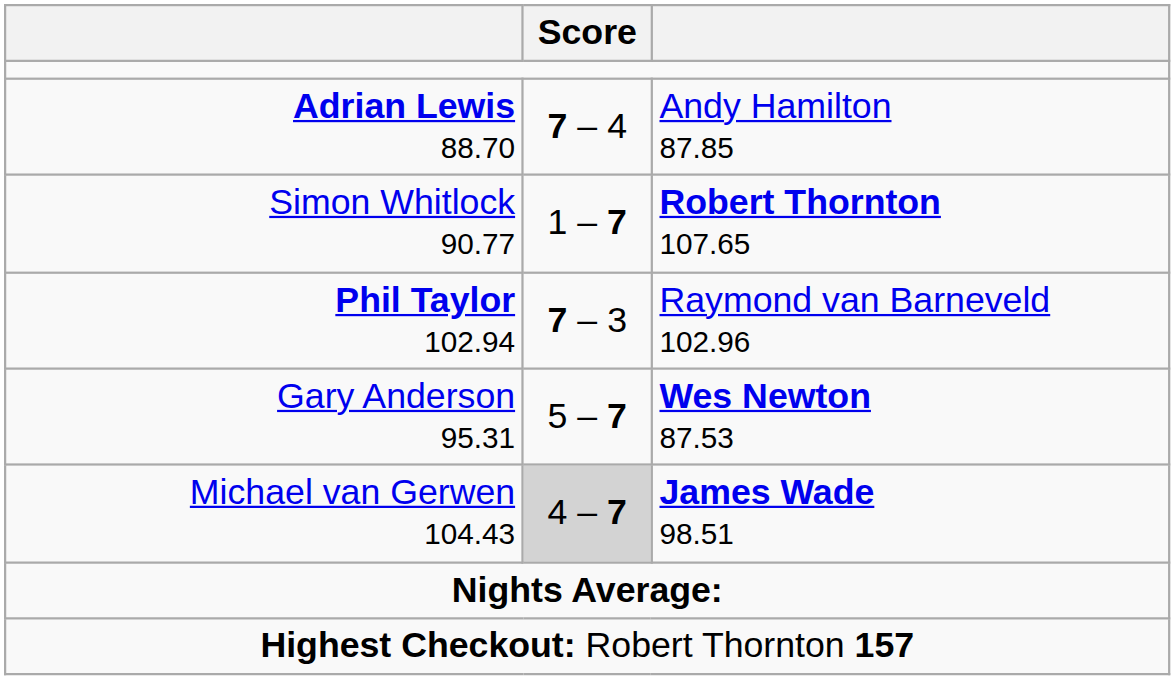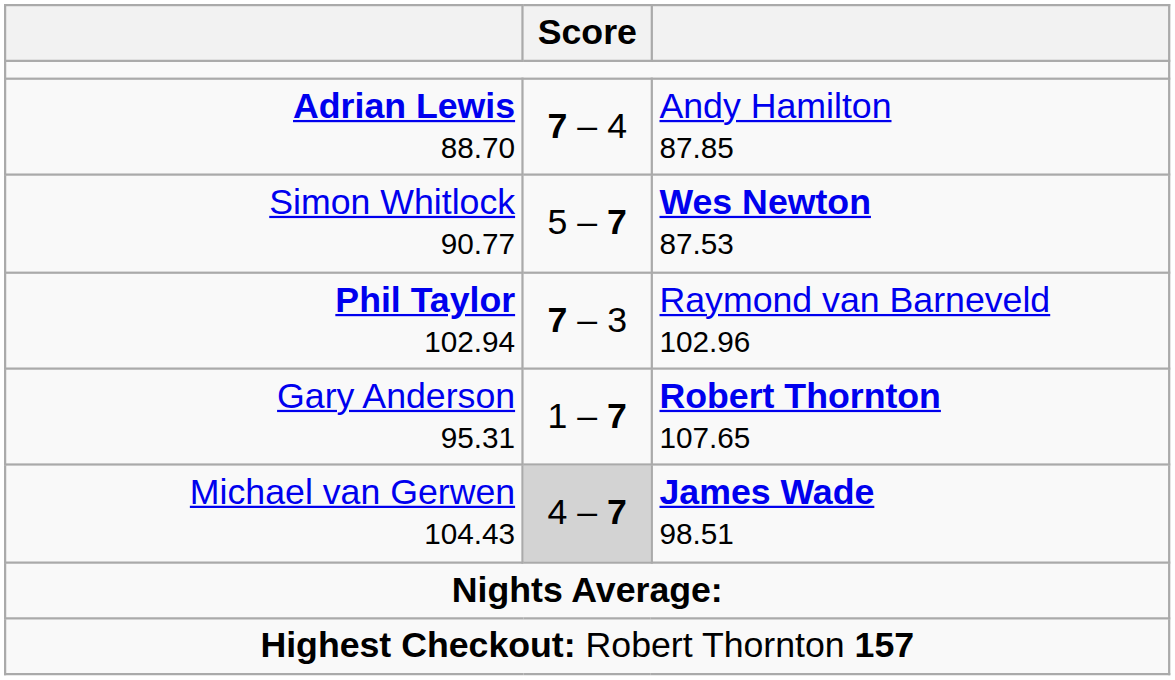(587, 222) 1 – 7 -> (587, 222) 5 – 7
(800, 222) Robert Thornton 107.65 -> (765, 222) Wes Newton 87.53
(587, 416) 5 – 7 -> (587, 416) 1 – 7
(765, 416) Wes Newton 87.53 -> (800, 416) Robert Thornton 107.65
